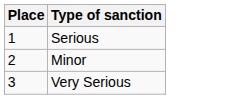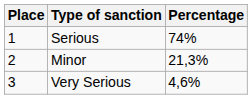+ column: (206, 15)
